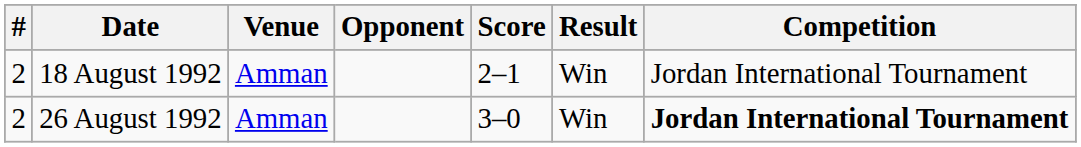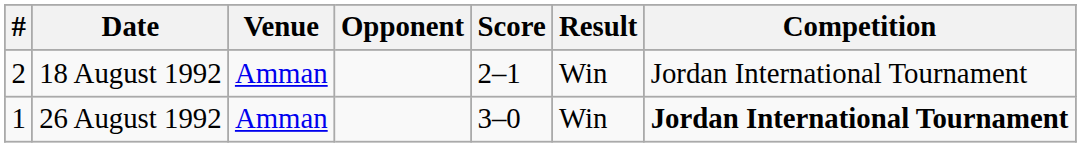(19, 118) 2 -> (19, 118) 1
